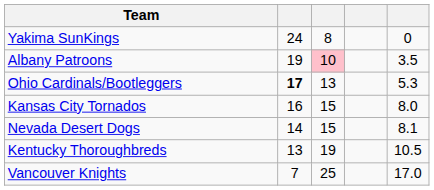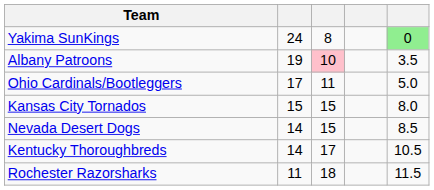(408, 38) no background -> (408, 38) lightgreen background
(295, 83) bold -> (295, 83) normal
(328, 83) 13 -> (328, 83) 11
(408, 83) 5.3 -> (408, 83) 5.0
(295, 106) 16 -> (295, 106) 15
(408, 128) 8.1 -> (408, 128) 8.5
(295, 151) 13 -> (295, 151) 14
(328, 151) 19 -> (328, 151) 17
+ row: (82, 173)
- row: (67, 173)
